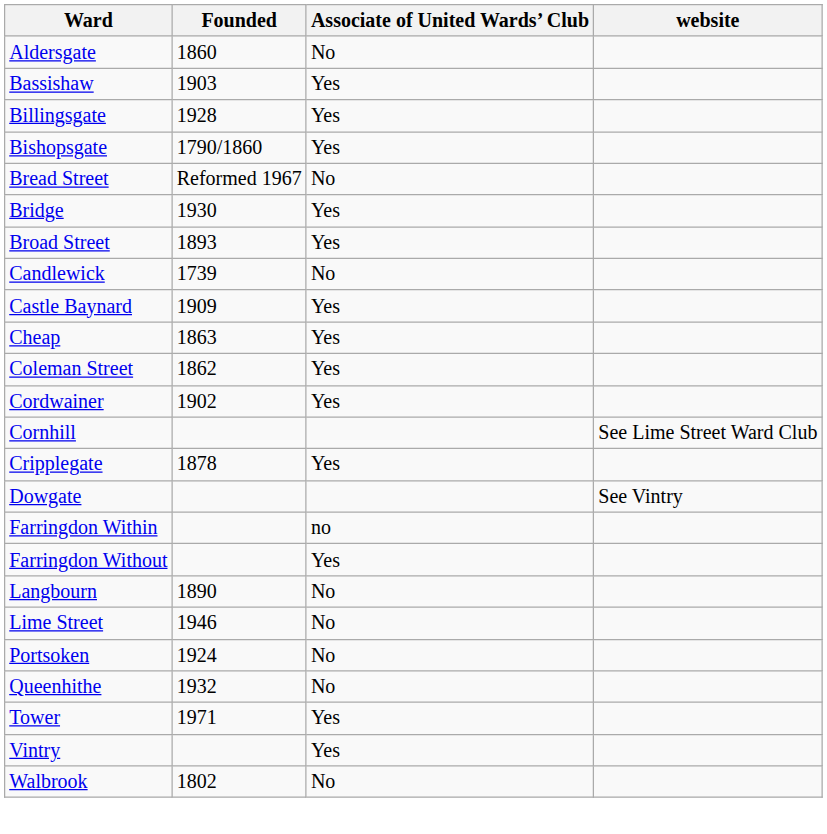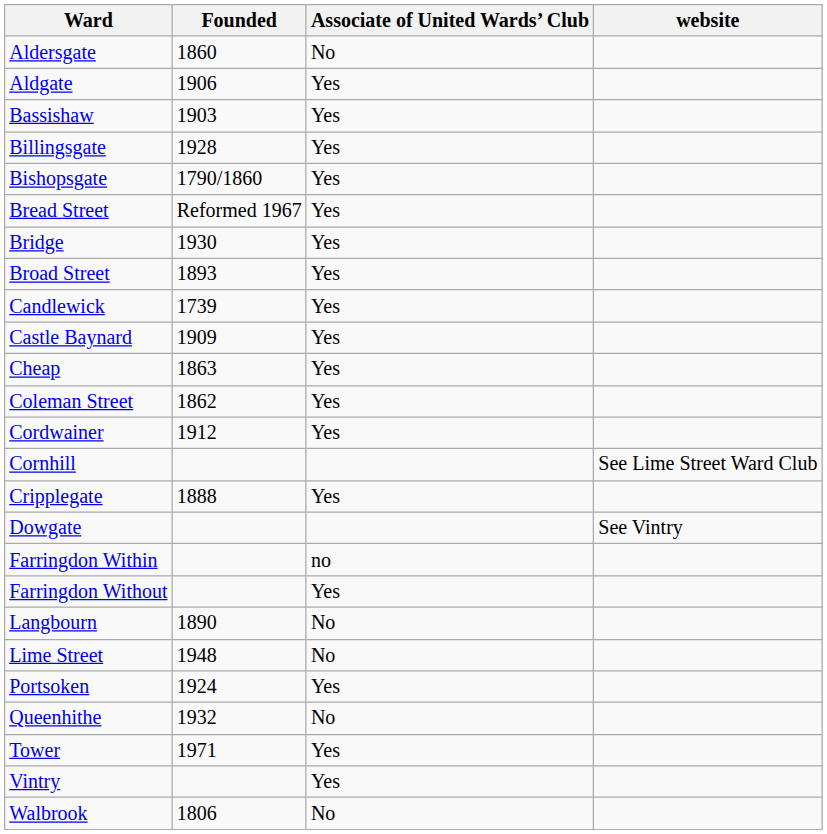+ row: (41, 83)
(323, 178) No -> (325, 210) Yes
(323, 274) No -> (325, 305) Yes
(197, 400) 1902 -> (197, 432) 1912
(197, 464) 1878 -> (197, 496) 1888
(197, 623) 1946 -> (197, 654) 1948
(323, 654) No -> (325, 686) Yes
(197, 781) 1802 -> (197, 813) 1806
